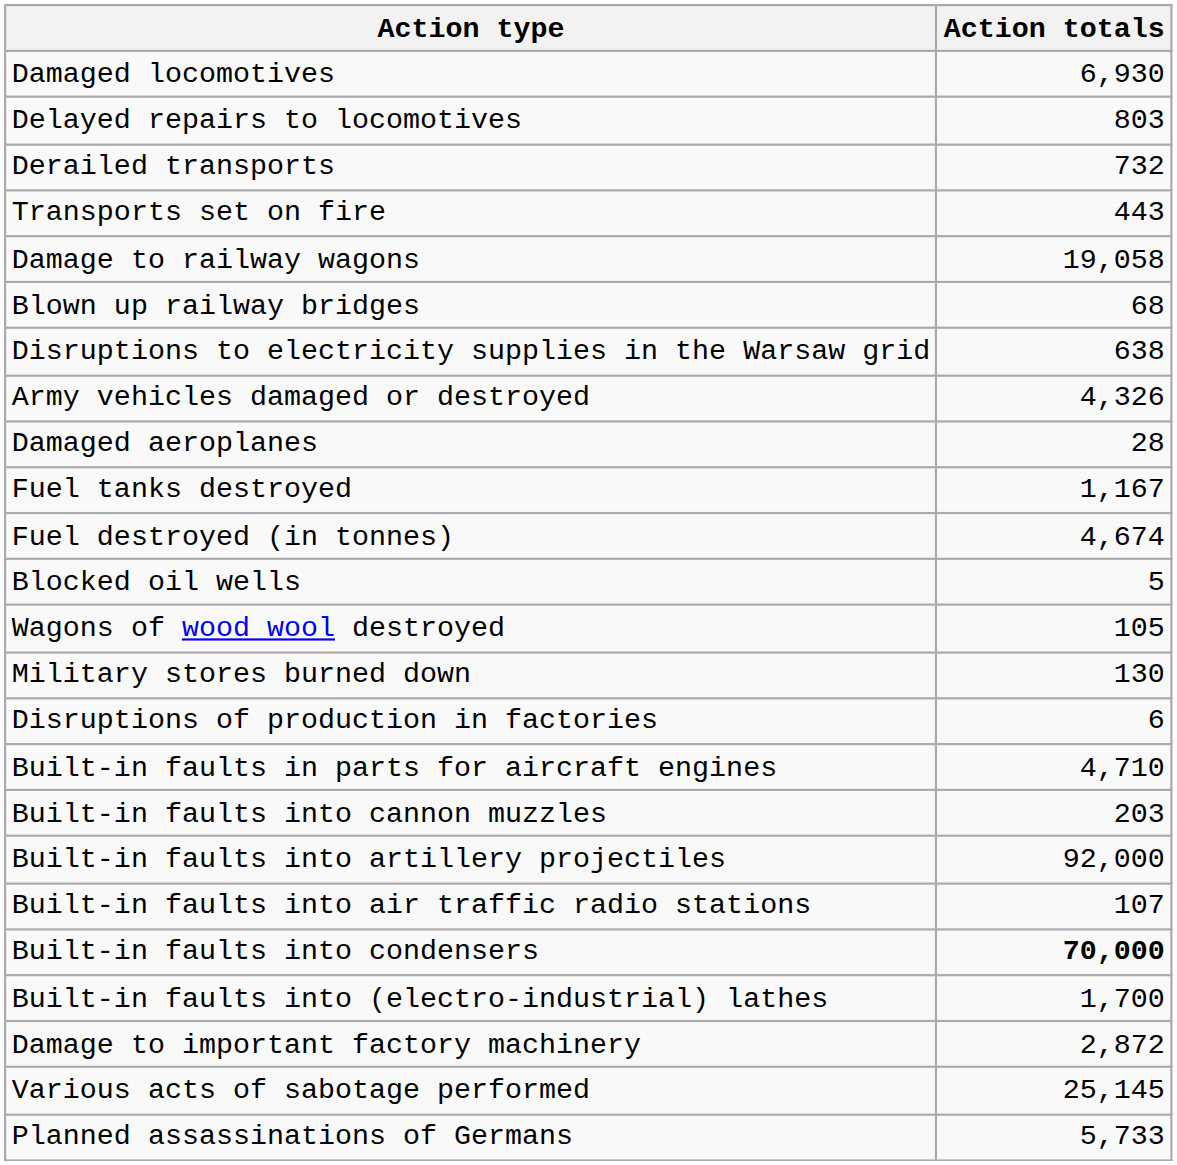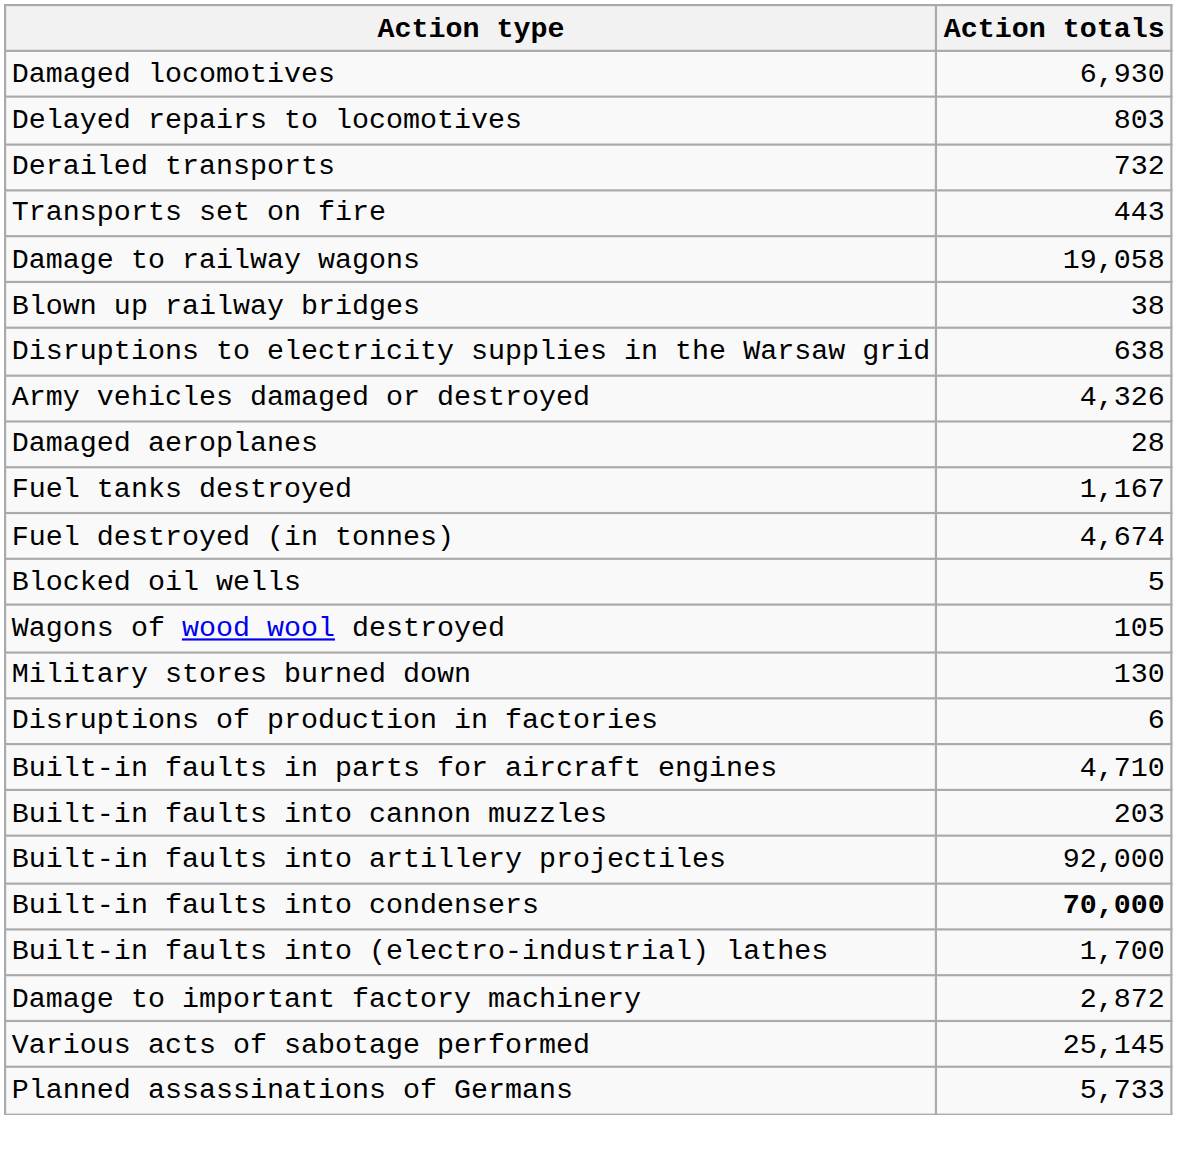(1148, 305) 68 -> (1148, 305) 38
- row: (412, 906)
